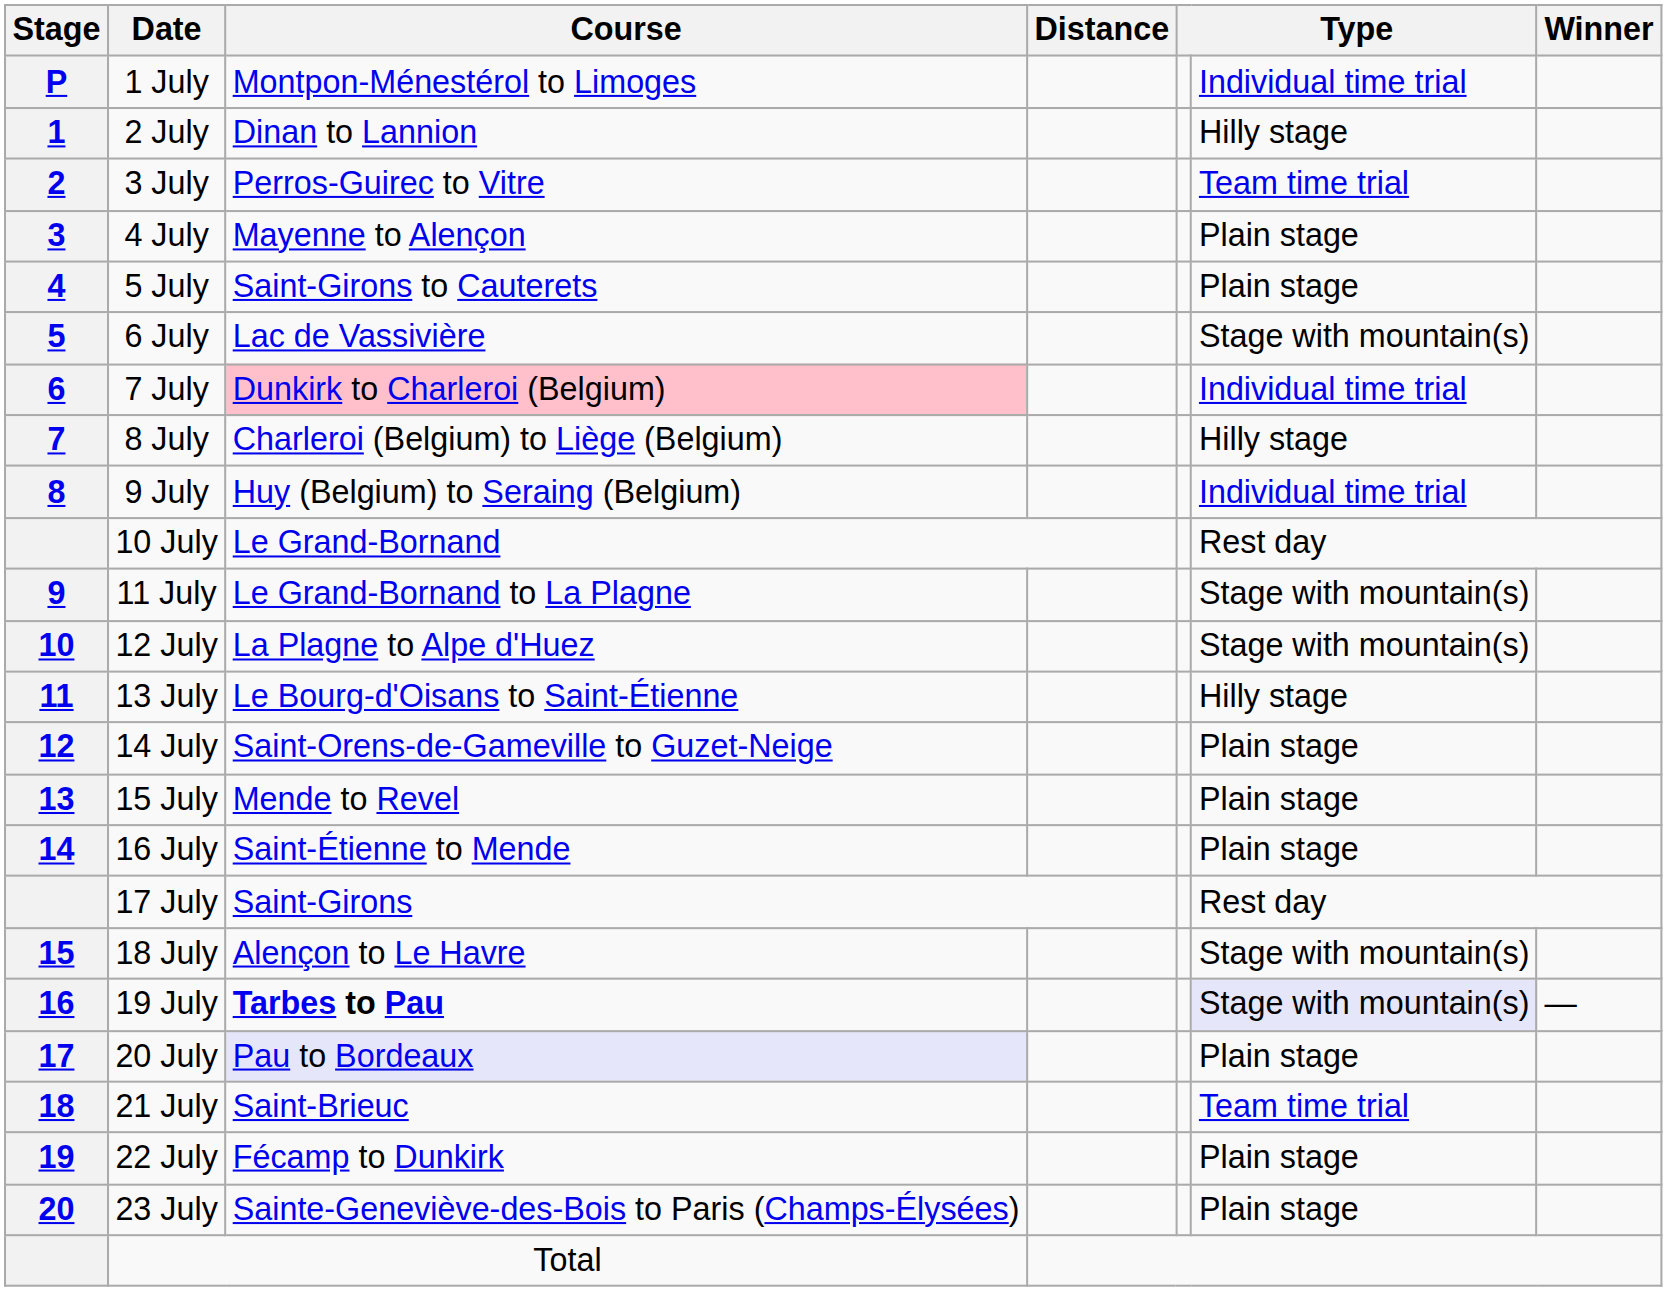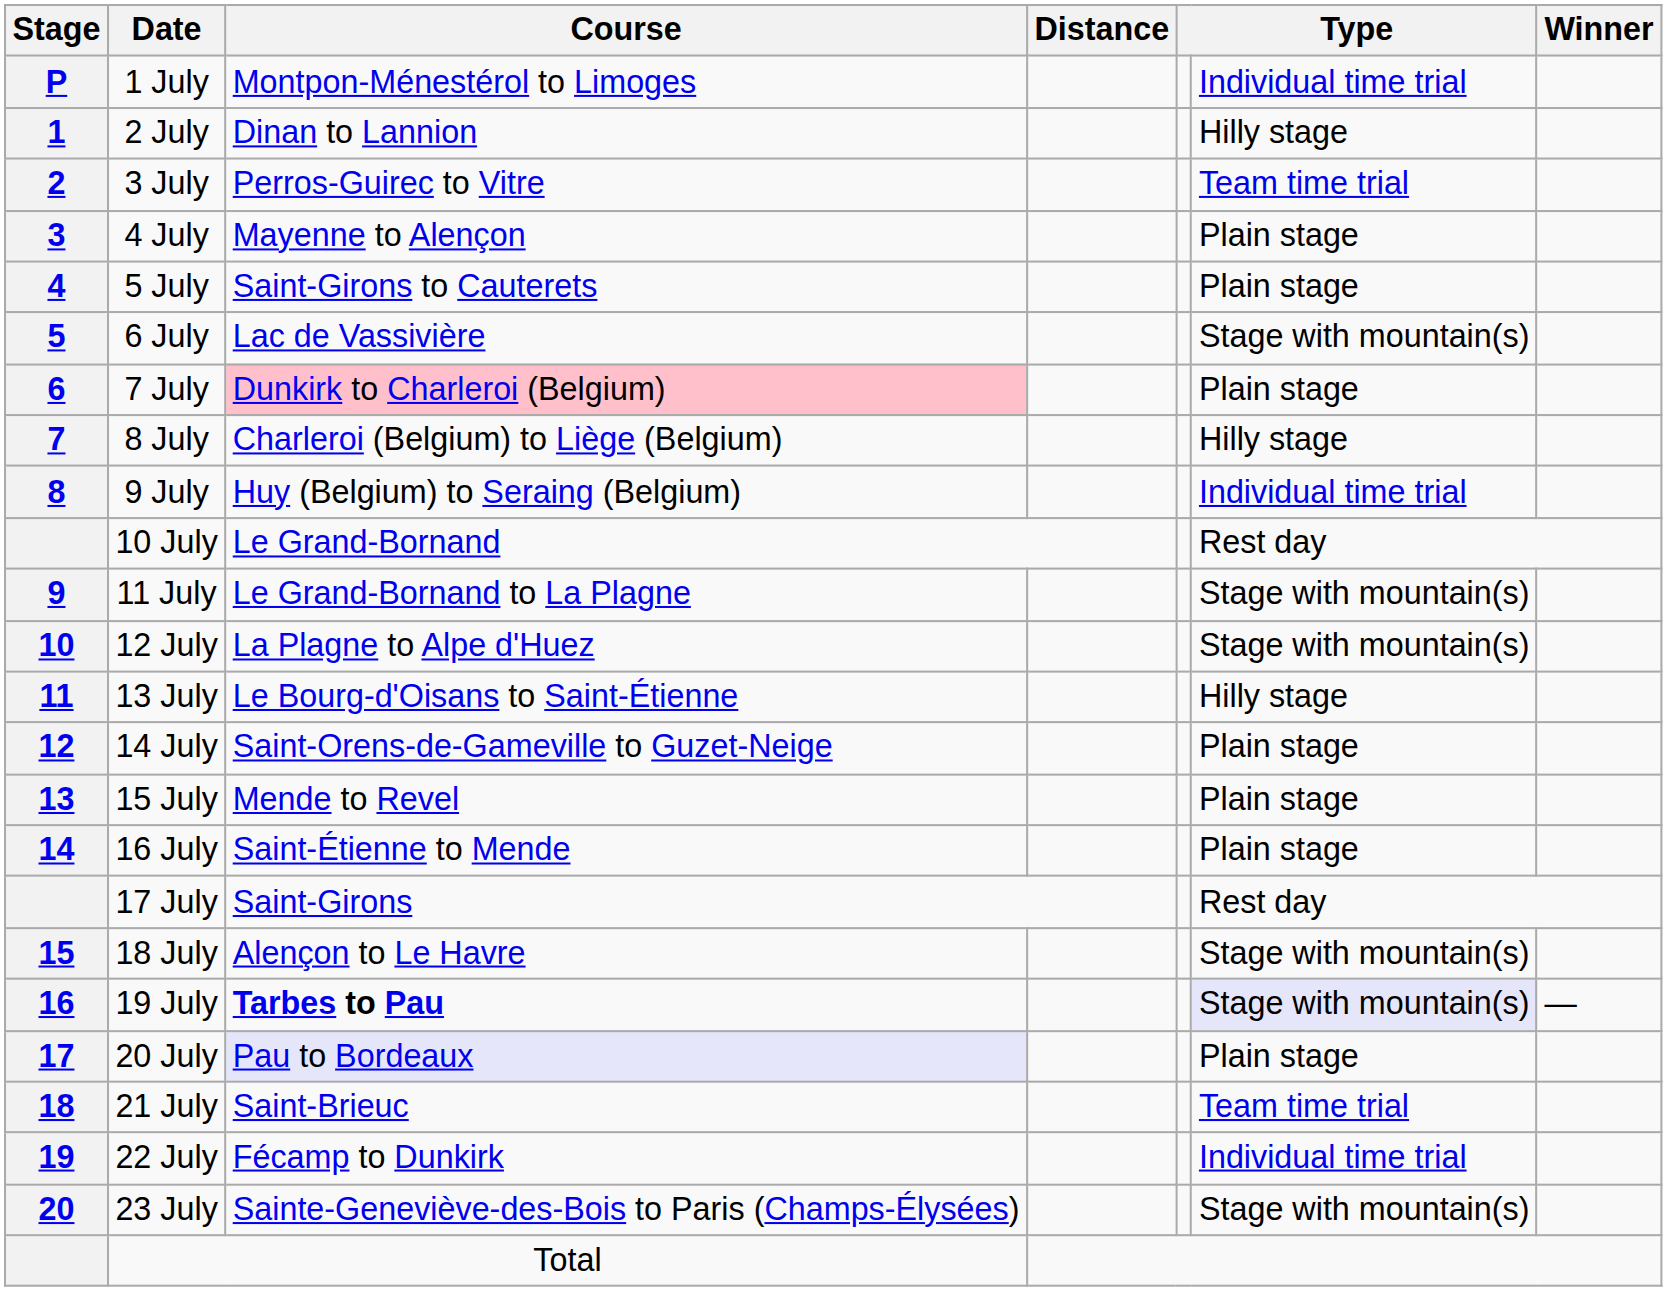(1333, 388) Individual time trial -> (1279, 388) Plain stage
(1279, 1157) Plain stage -> (1333, 1157) Individual time trial
(1279, 1209) Plain stage -> (1364, 1209) Stage with mountain(s)
